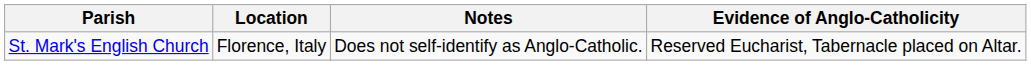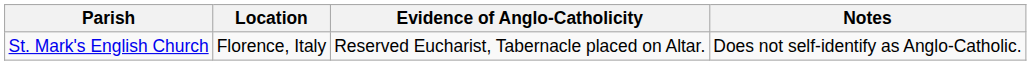columns swapped: (836, 18) <-> (488, 18)
